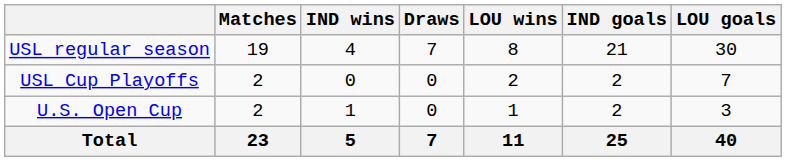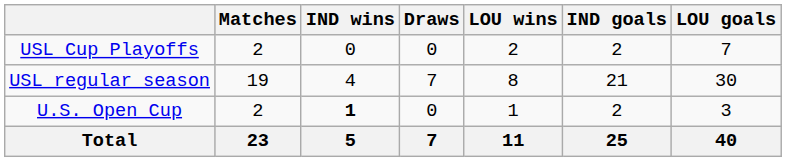rows swapped: (110, 50) <-> (110, 80)
(350, 111) normal -> (350, 111) bold
